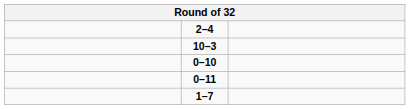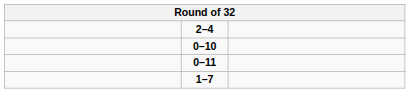- row: (205, 46)
